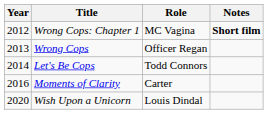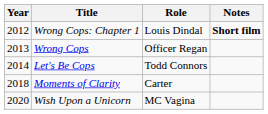(170, 30) MC Vagina -> (174, 30) Louis Dindal
(18, 83) 2016 -> (18, 83) 2018
(174, 100) Louis Dindal -> (170, 100) MC Vagina
